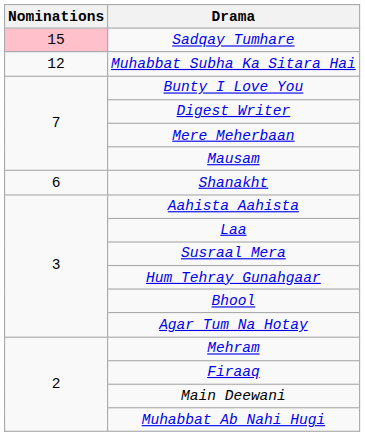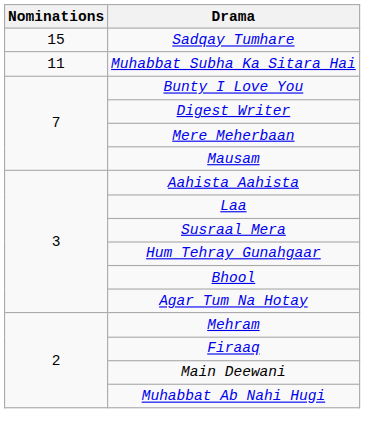(56, 40) pink background -> (56, 40) no background
(56, 64) 12 -> (56, 64) 11
- row: (233, 183)
